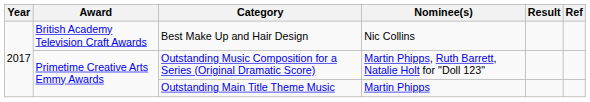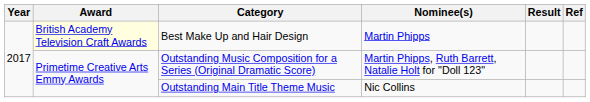(91, 36) no background -> (91, 36) lightyellow background
(390, 36) Nic Collins -> (397, 36) Martin Phipps
(397, 88) Martin Phipps -> (390, 88) Nic Collins
